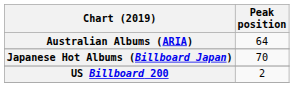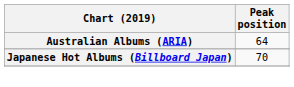- row: (120, 74)
